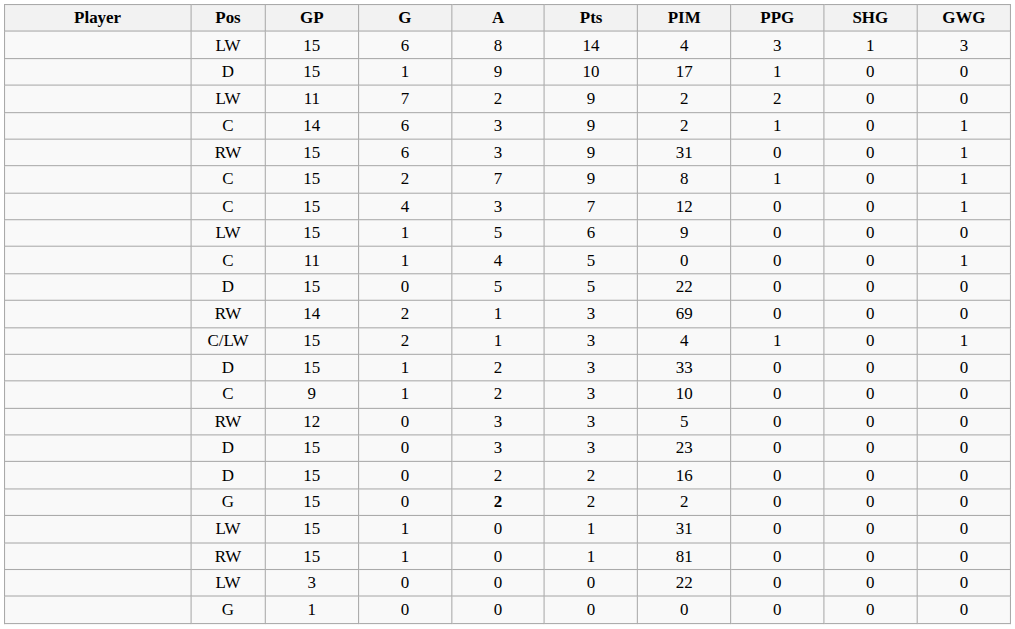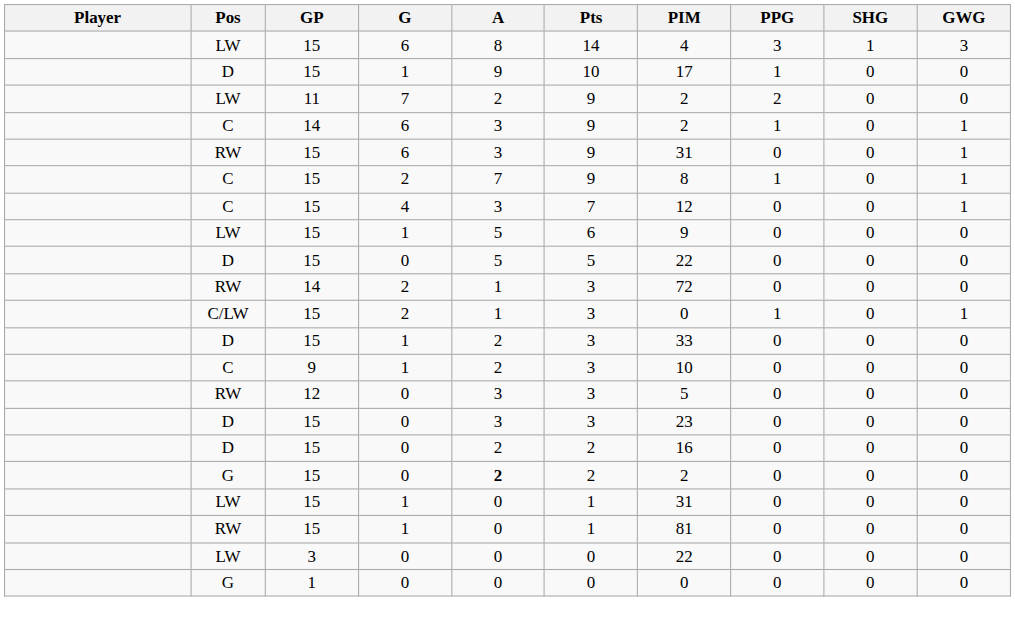- row: (228, 260)
(684, 313) 69 -> (684, 286) 72
(684, 340) 4 -> (684, 313) 0
